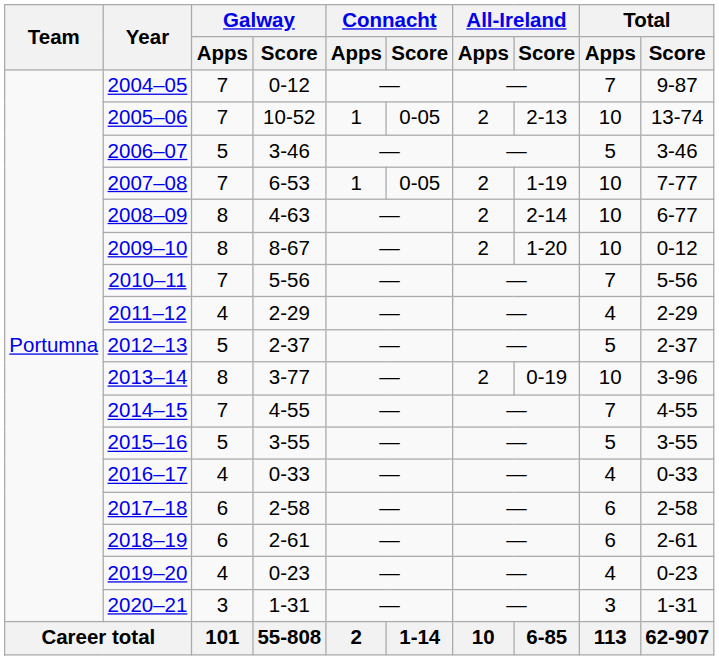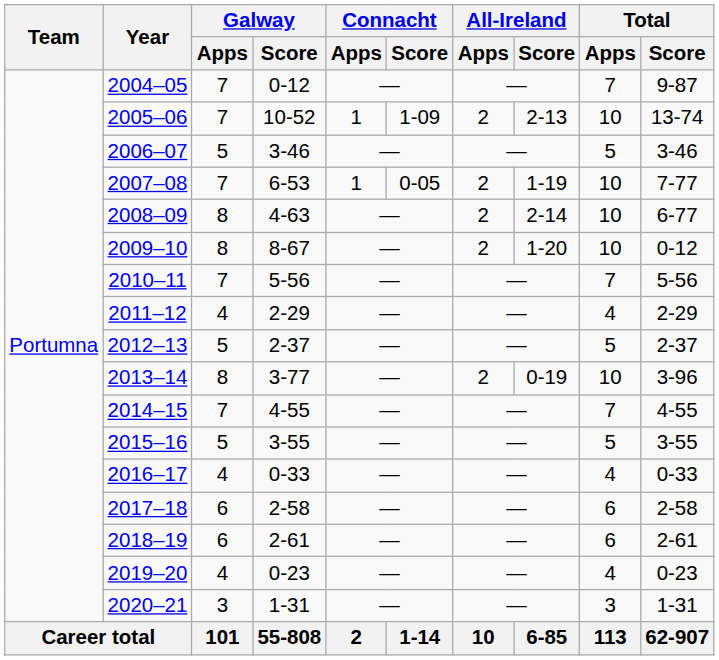(420, 118) 0-05 -> (420, 118) 1-09
